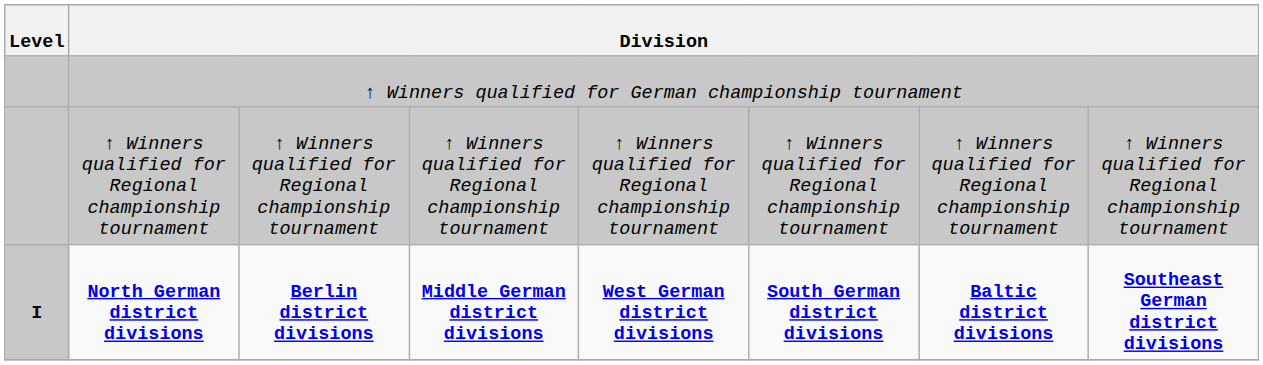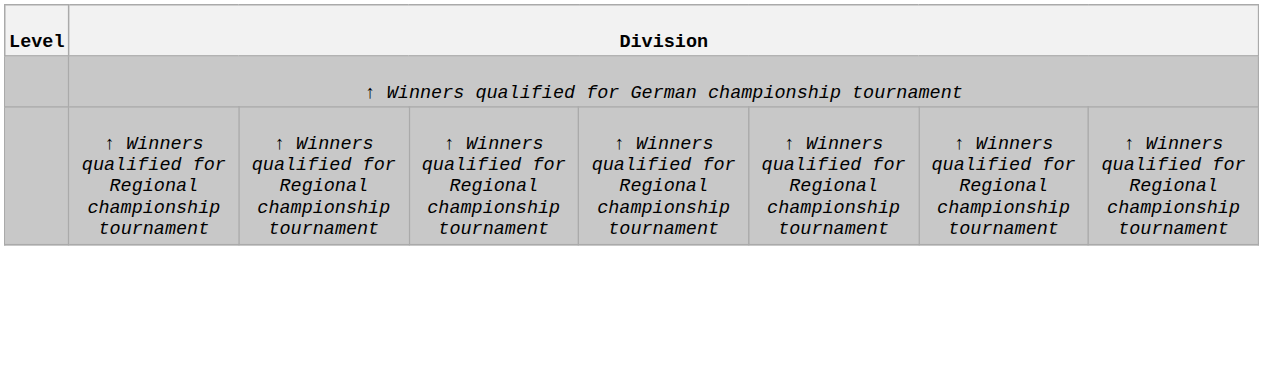- row: (154, 312)
